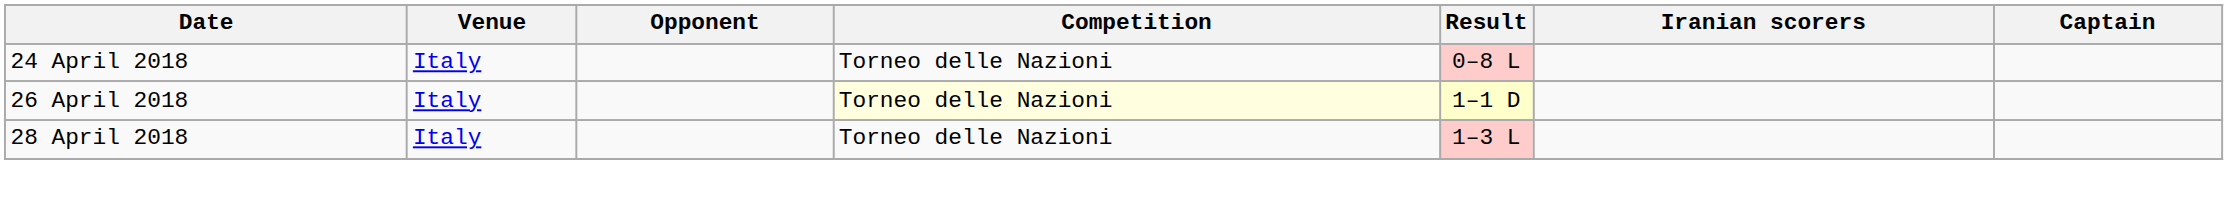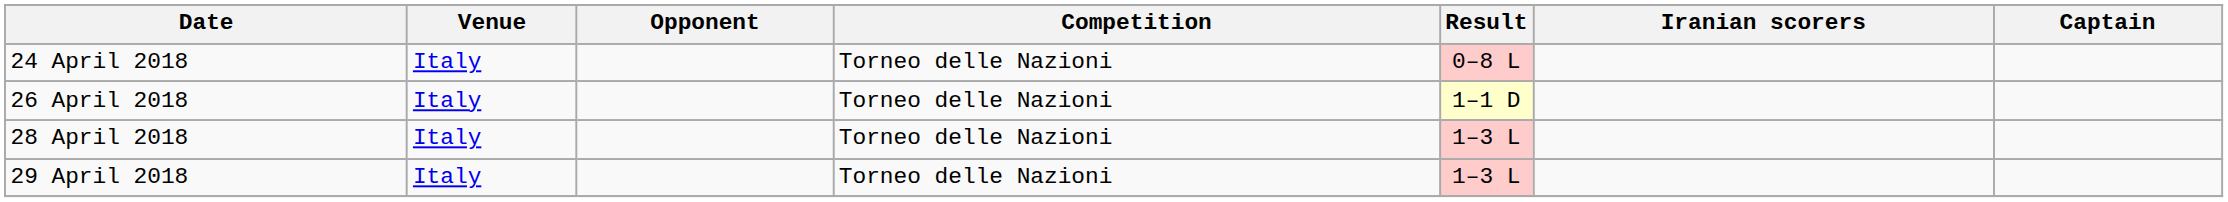(976, 100) lightyellow background -> (976, 100) no background
+ row: (99, 177)
